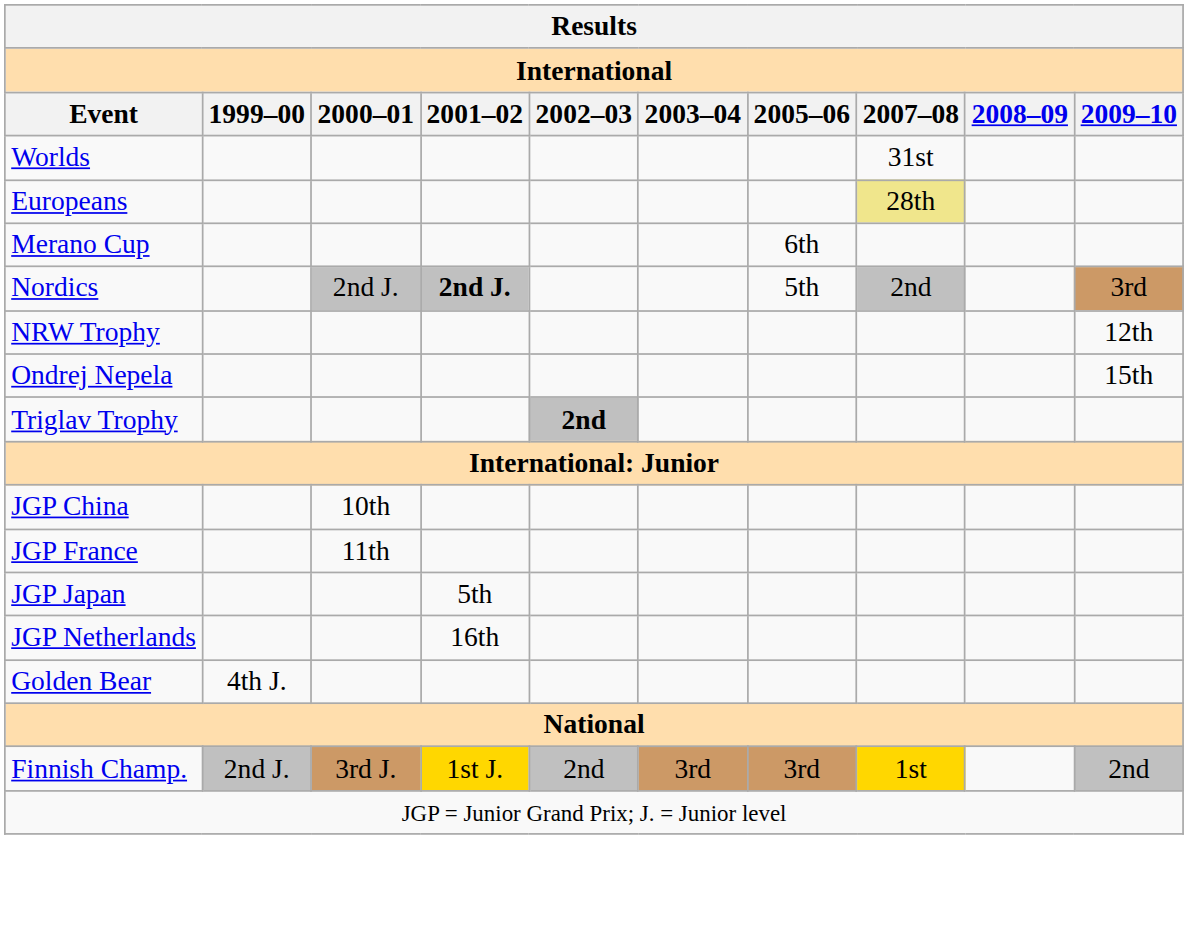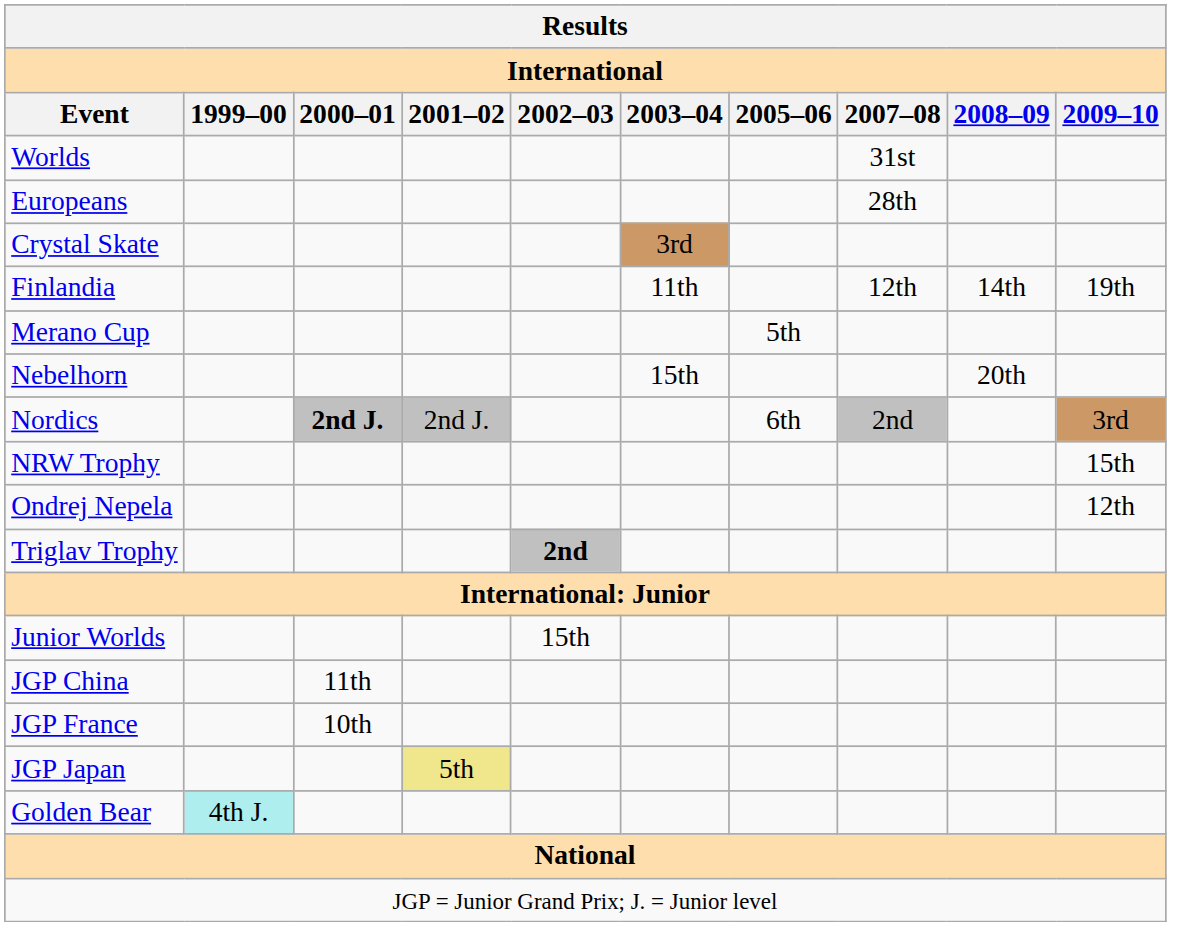(911, 200) khaki background -> (893, 200) no background
+ row: (85, 244)
+ row: (63, 288)
(802, 244) 6th -> (784, 331) 5th
+ row: (69, 375)
(366, 288) normal -> (348, 419) bold
(475, 288) bold -> (457, 419) normal
(802, 288) 5th -> (784, 419) 6th
(1129, 331) 12th -> (1111, 462) 15th
(1129, 375) 15th -> (1111, 506) 12th
+ row: (88, 637)
(366, 506) 10th -> (348, 680) 11th
(366, 550) 11th -> (348, 724) 10th
(475, 593) no background -> (457, 768) khaki background
- row: (104, 637)
(257, 680) no background -> (238, 811) paleturquoise background
- row: (99, 768)
